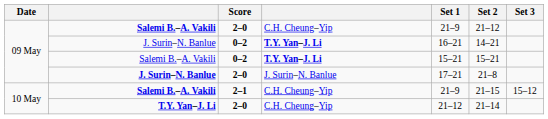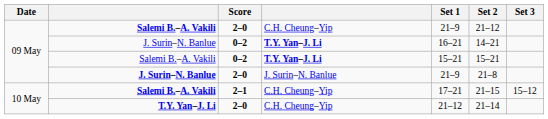(450, 75) 17–21 -> (450, 75) 21–9
(450, 91) 21–9 -> (450, 91) 17–21
